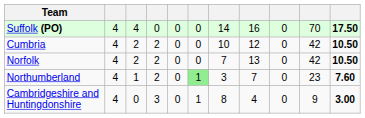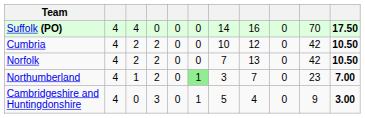(345, 77) 7.60 -> (345, 77) 7.00
(224, 99) 8 -> (224, 99) 5
